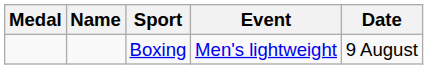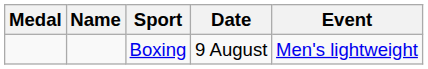columns swapped: (266, 20) <-> (382, 20)
